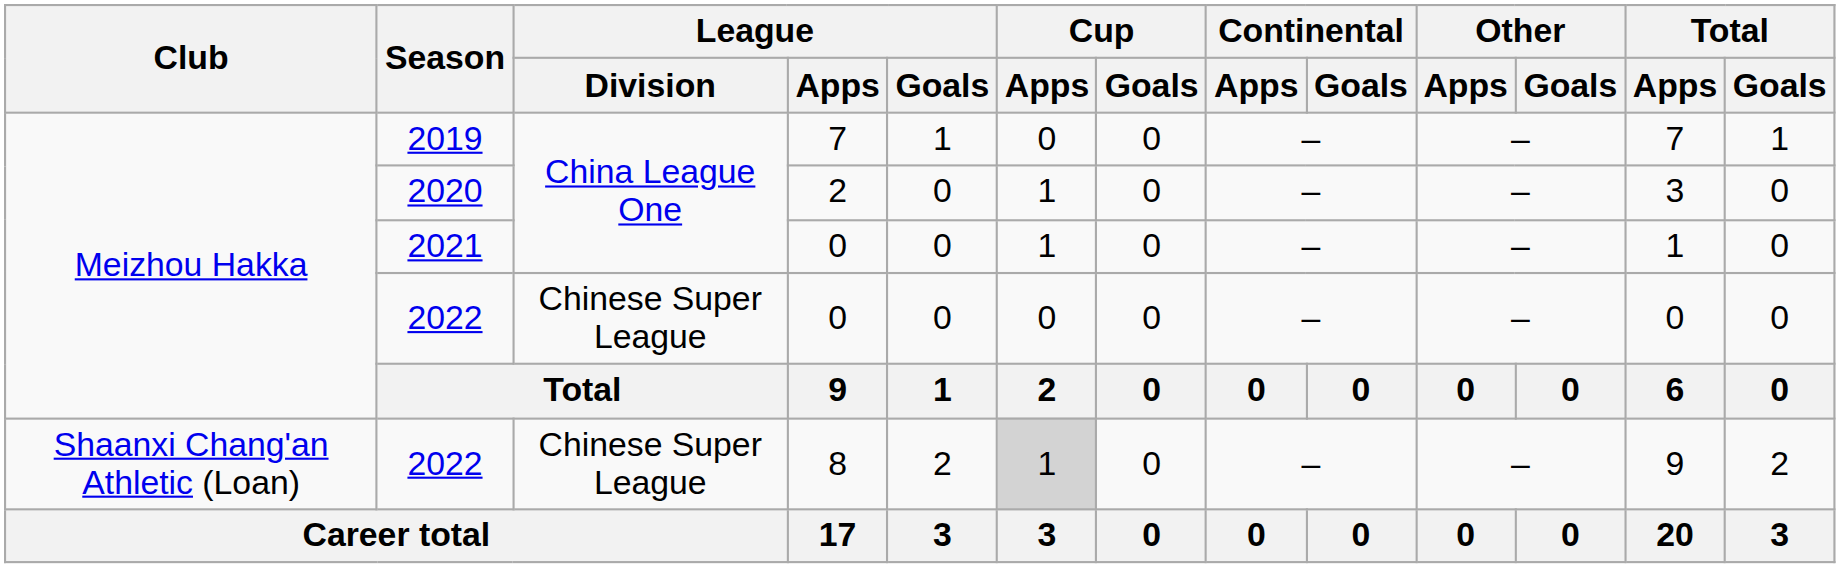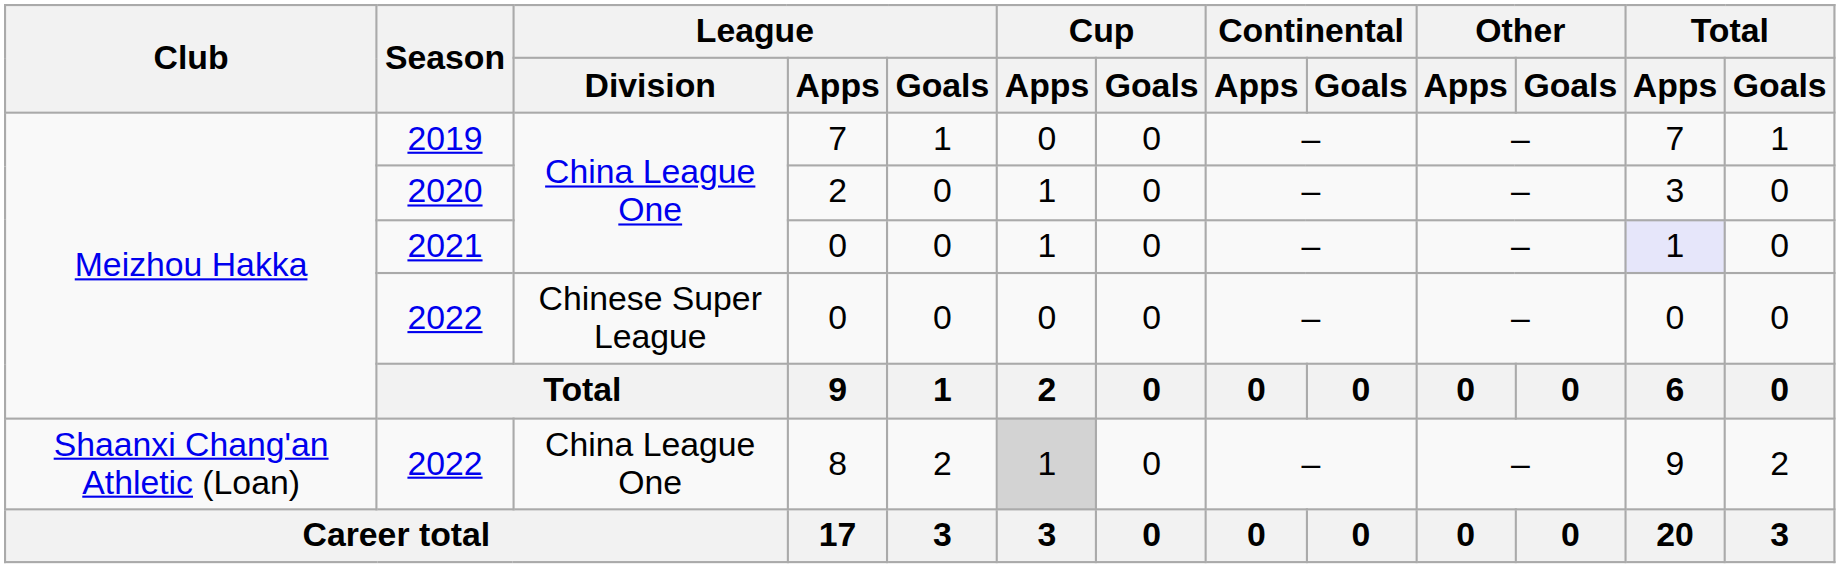(1675, 245) no background -> (1675, 245) lavender background
(650, 463) Chinese Super League -> (650, 463) China League One
